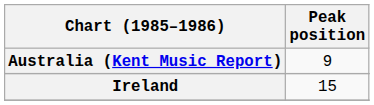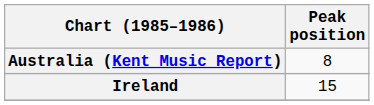(327, 61) 9 -> (327, 61) 8
